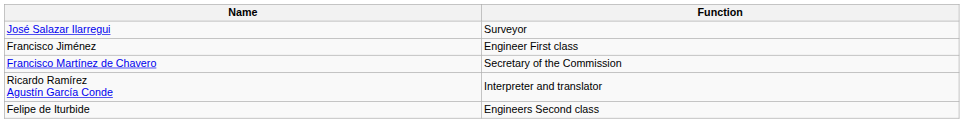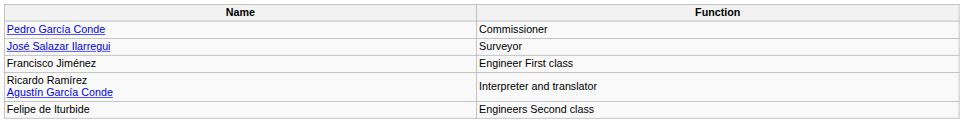+ row: (56, 30)
- row: (82, 64)
